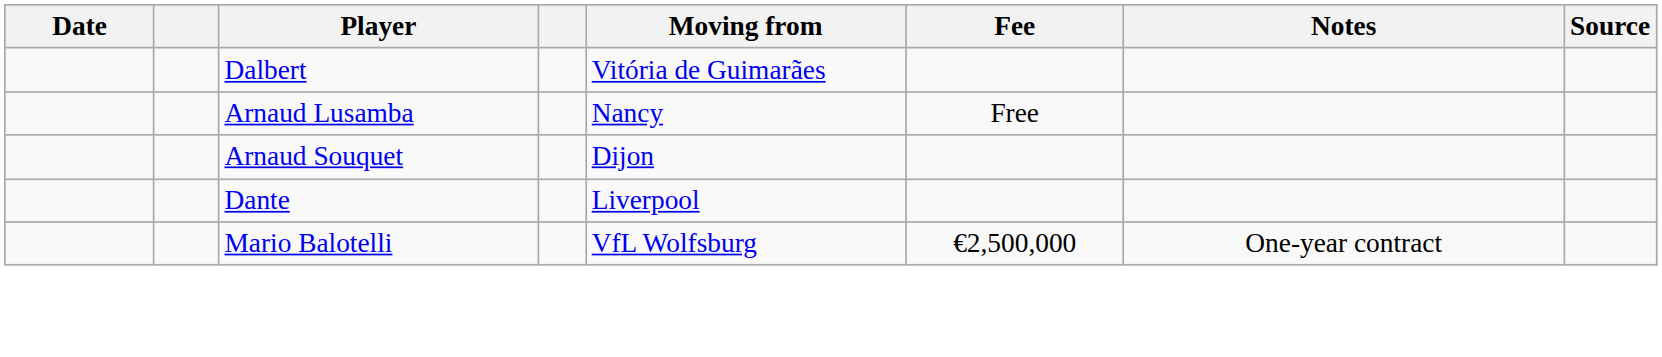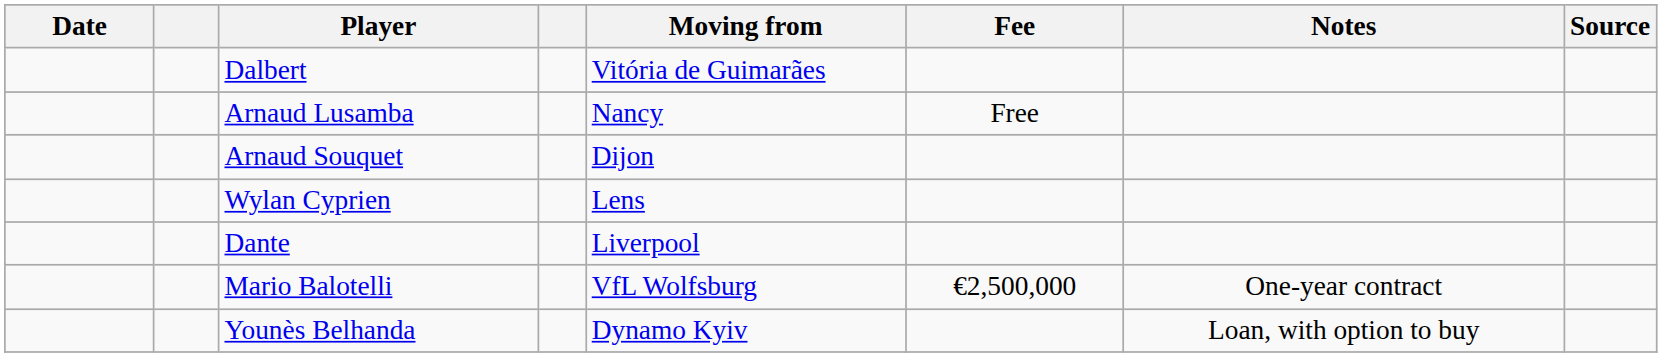+ row: (308, 199)
+ row: (320, 329)
